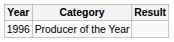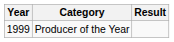(18, 29) 1996 -> (18, 29) 1999
